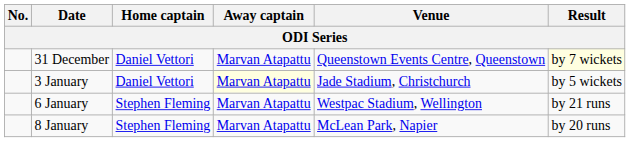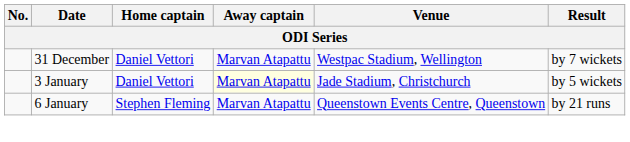(431, 59) Queenstown Events Centre, Queenstown -> (400, 59) Westpac Stadium, Wellington
(587, 59) lightyellow background -> (587, 59) no background
(400, 103) Westpac Stadium, Wellington -> (431, 103) Queenstown Events Centre, Queenstown
- row: (61, 125)
